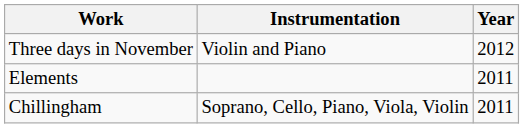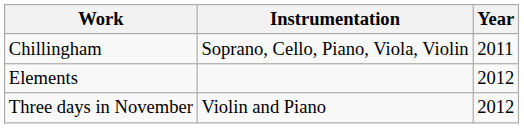rows swapped: (55, 107) <-> (101, 48)
(495, 78) 2011 -> (496, 78) 2012
